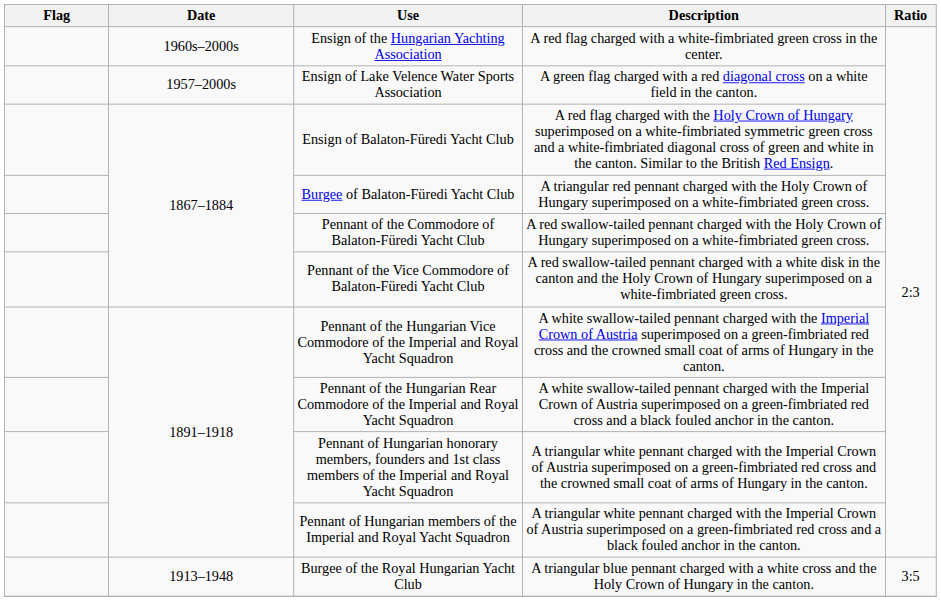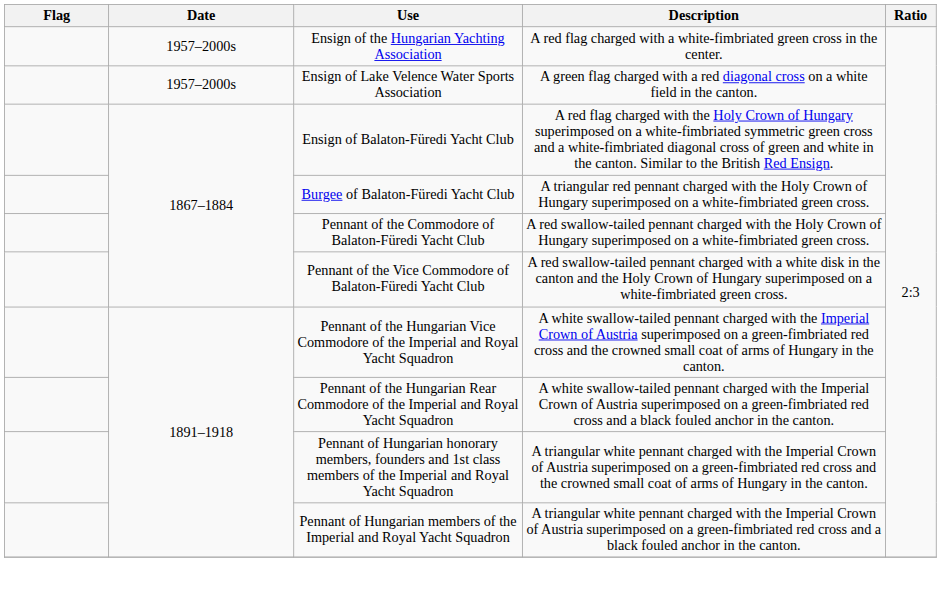(201, 46) 1960s–2000s -> (201, 46) 1957–2000s
- row: (408, 576)
